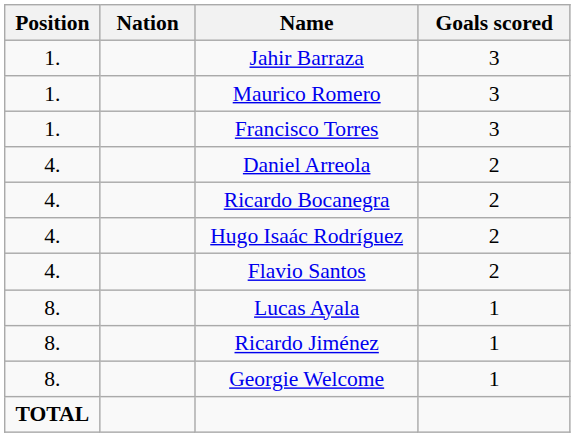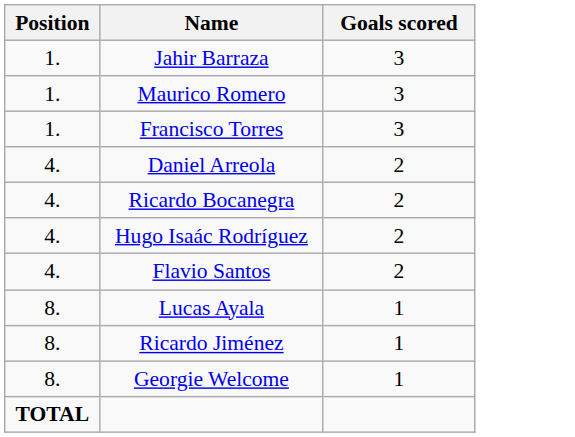- column: (148, 22)
